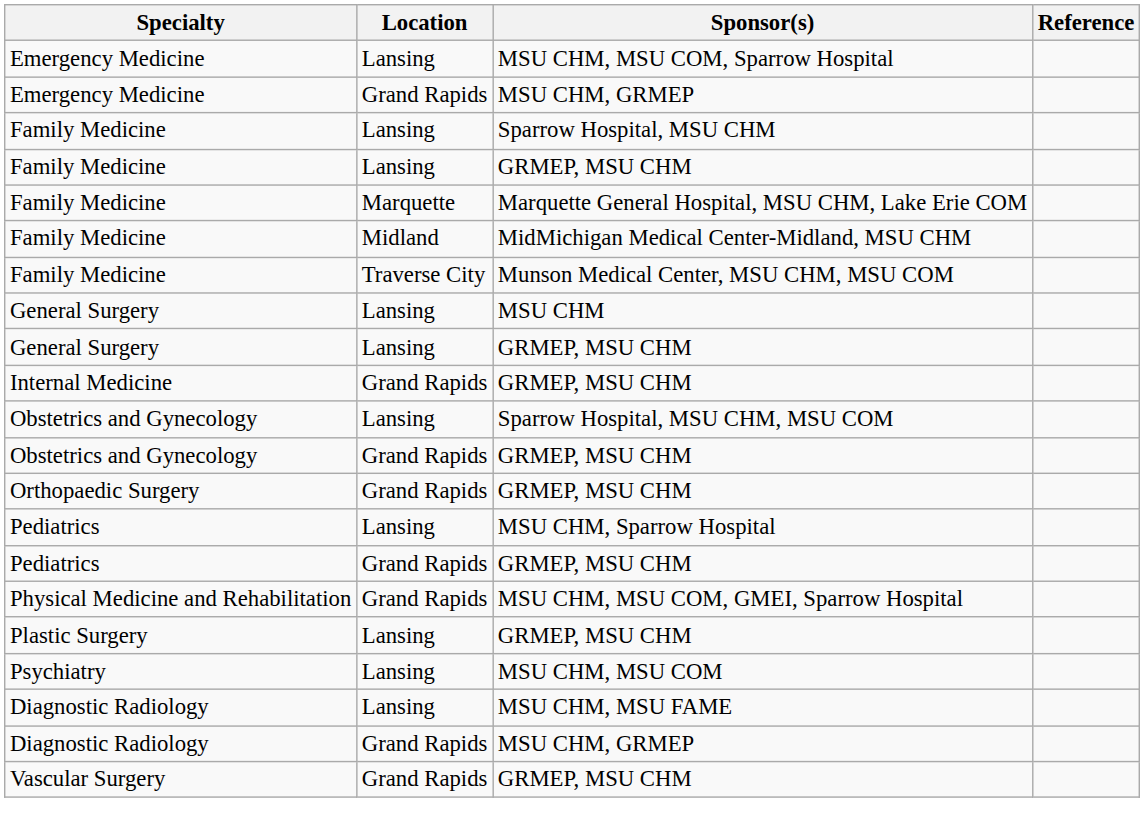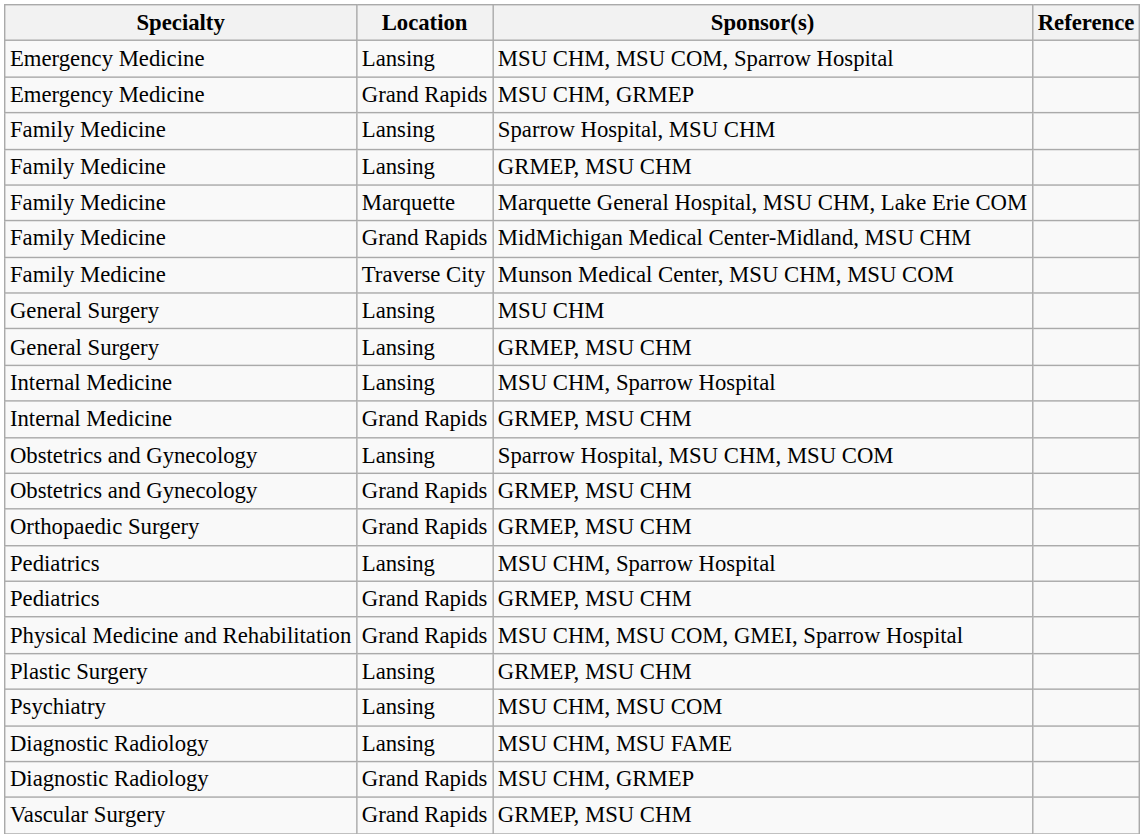(400, 238) Midland -> (425, 238) Grand Rapids
+ row: (91, 382)
